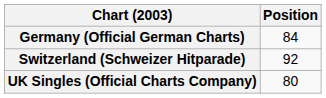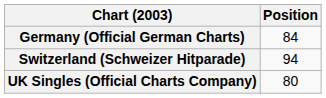(291, 59) 92 -> (291, 59) 94
